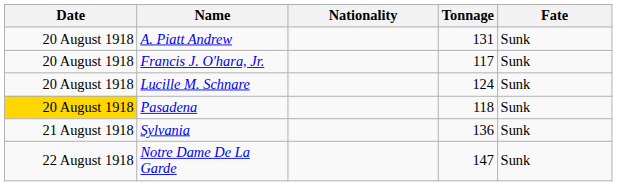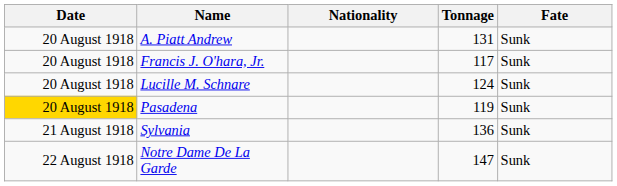(483, 107) 118 -> (483, 107) 119
